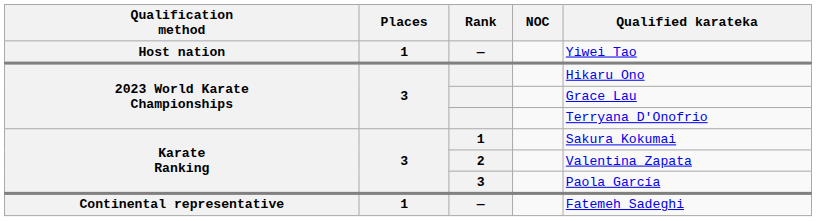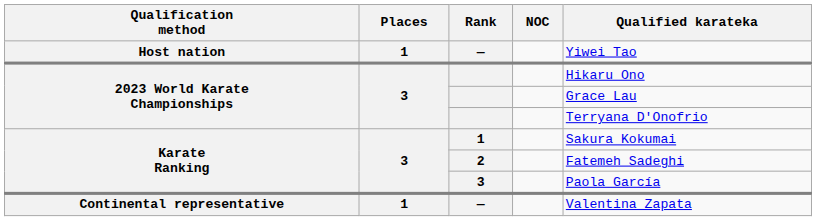(629, 161) Valentina Zapata -> (625, 161) Fatemeh Sadeghi
(625, 205) Fatemeh Sadeghi -> (629, 205) Valentina Zapata
